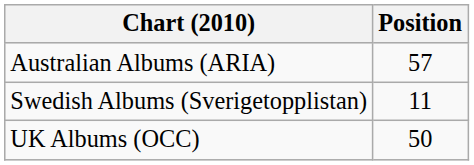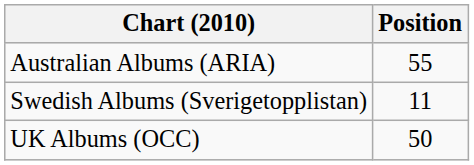(420, 62) 57 -> (420, 62) 55
